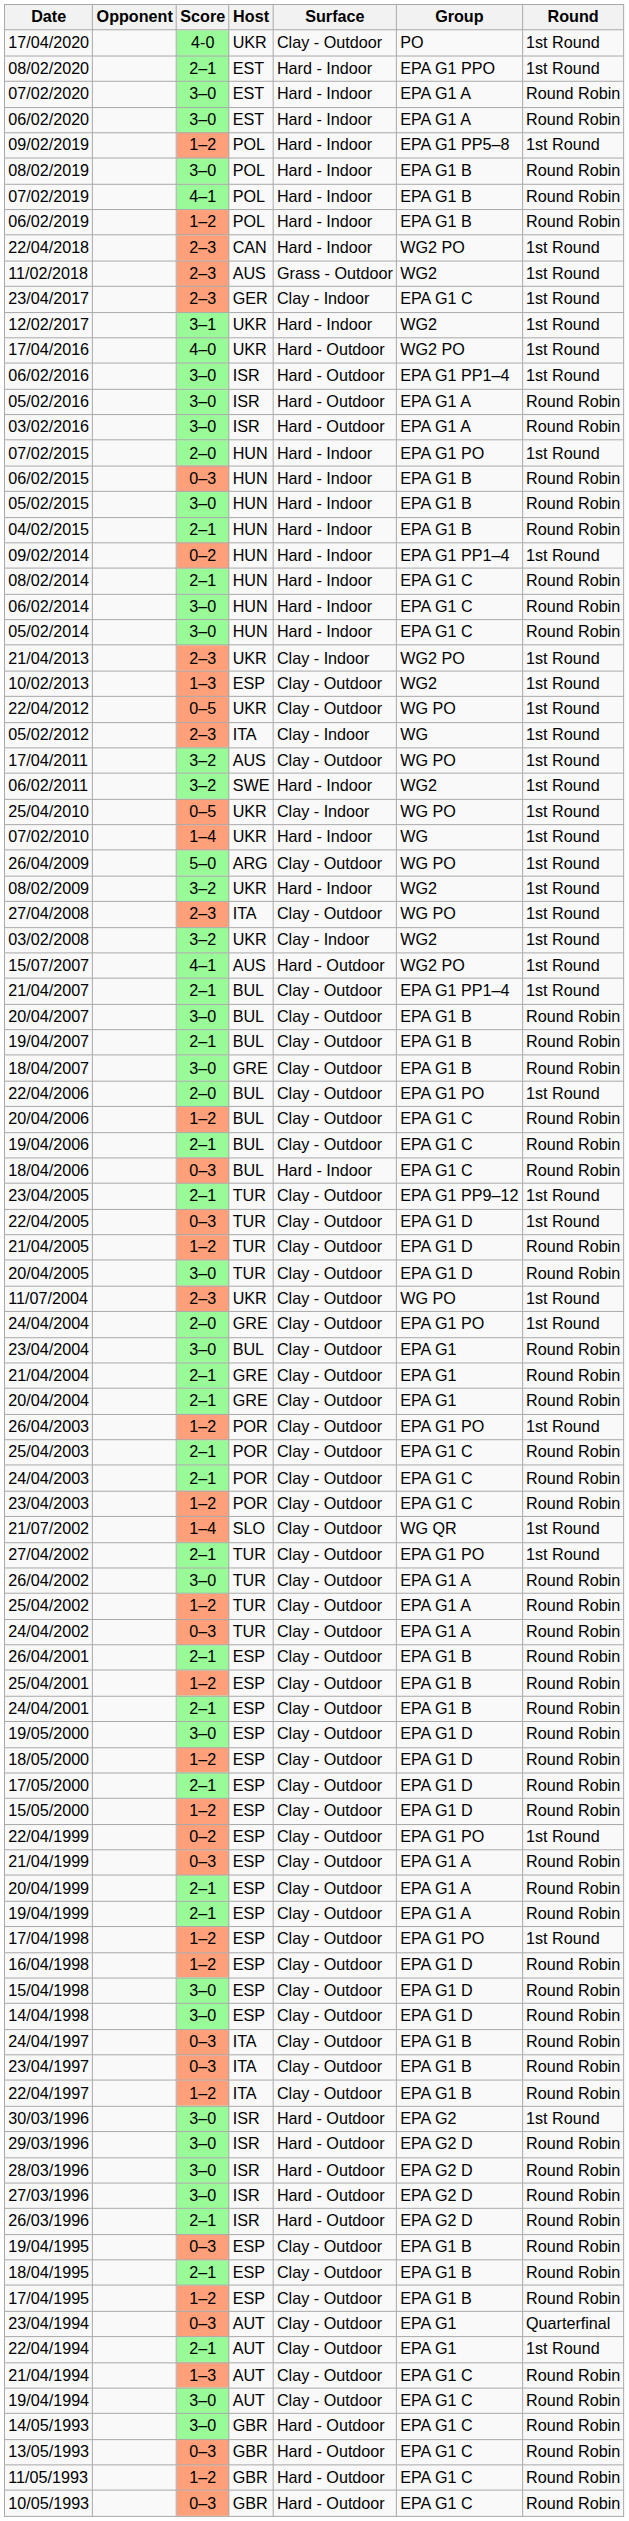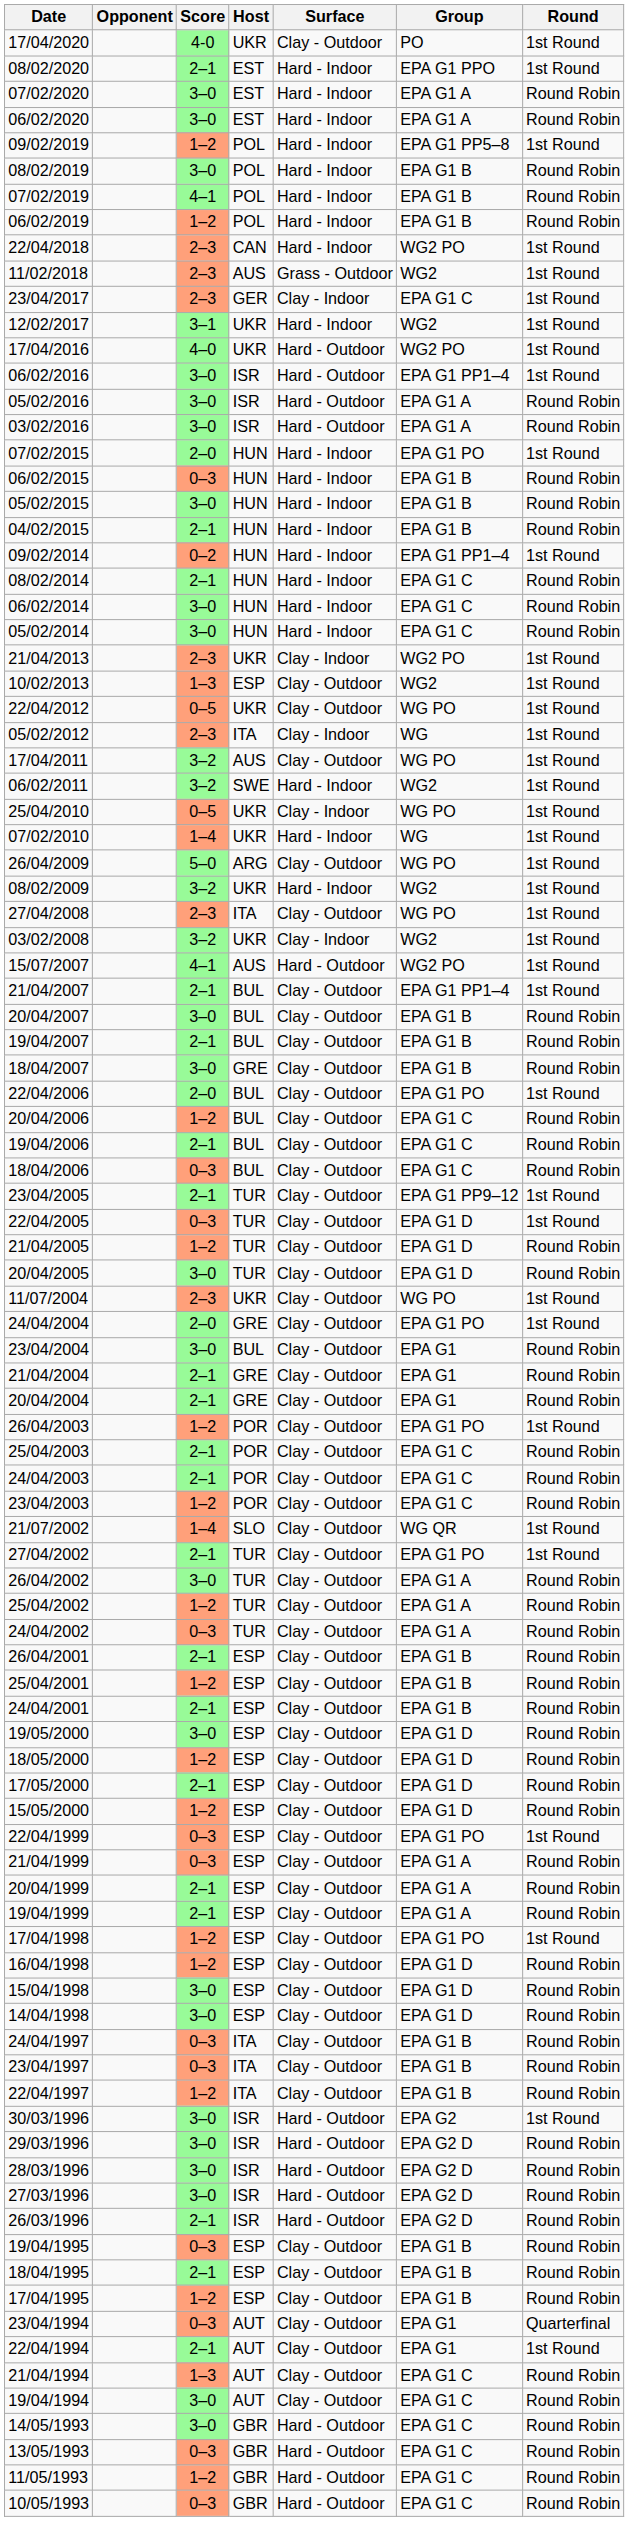(325, 1170) Hard - Indoor -> (329, 1170) Clay - Outdoor
(203, 1836) 0–2 -> (203, 1836) 0–3
